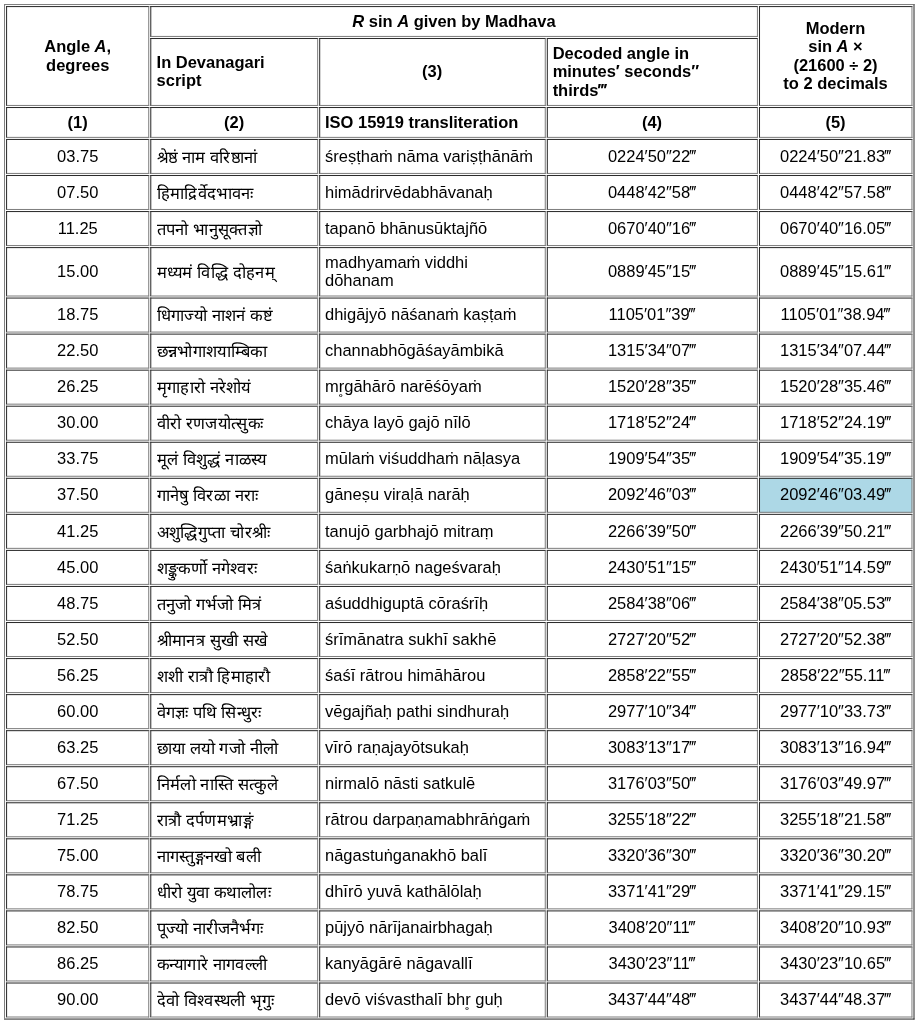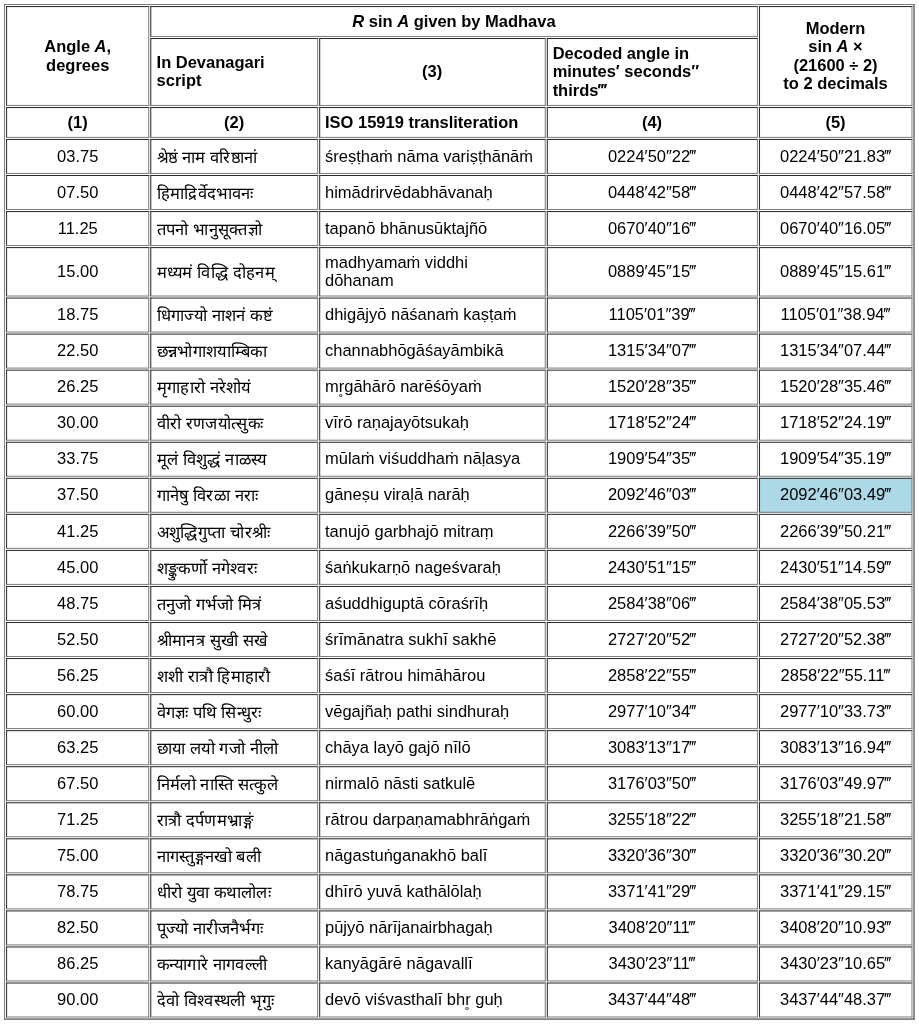(398, 423) chāya layō gajō nīlō -> (397, 423) vīrō raṇajayōtsukaḥ
(397, 747) vīrō raṇajayōtsukaḥ -> (398, 747) chāya layō gajō nīlō
